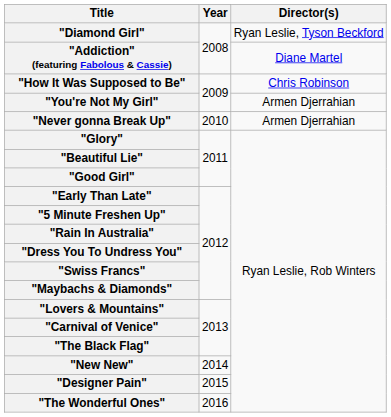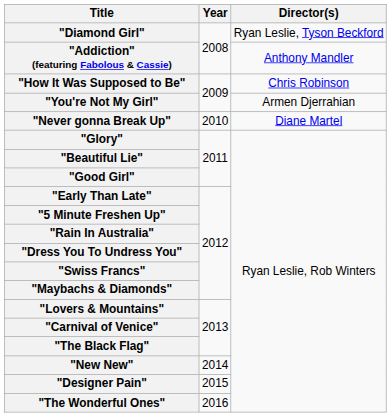(309, 58) Diane Martel -> (309, 58) Anthony Mandler
(309, 121) Armen Djerrahian -> (309, 121) Diane Martel
